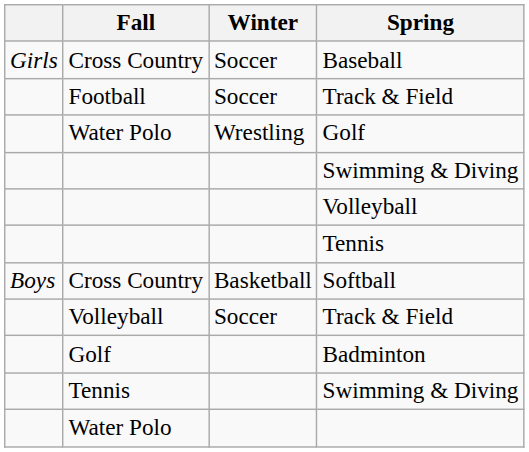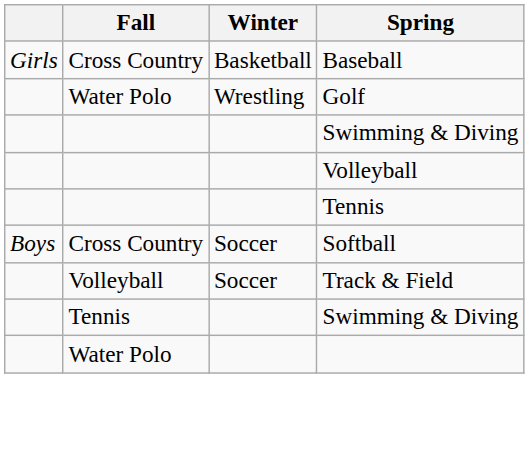(245, 59) Soccer -> (263, 59) Basketball
- row: (107, 96)
(263, 280) Basketball -> (245, 243) Soccer
- row: (90, 354)
